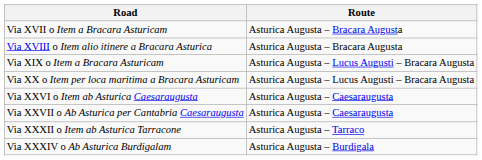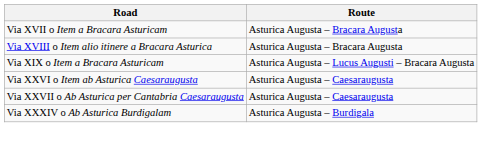- row: (123, 79)
- row: (94, 130)
